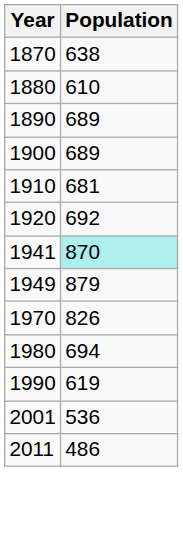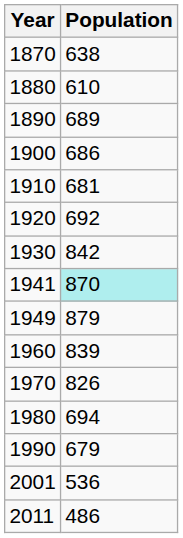(83, 152) 689 -> (83, 152) 686
+ row: (33, 251)
+ row: (33, 350)
(83, 383) 619 -> (83, 449) 679
